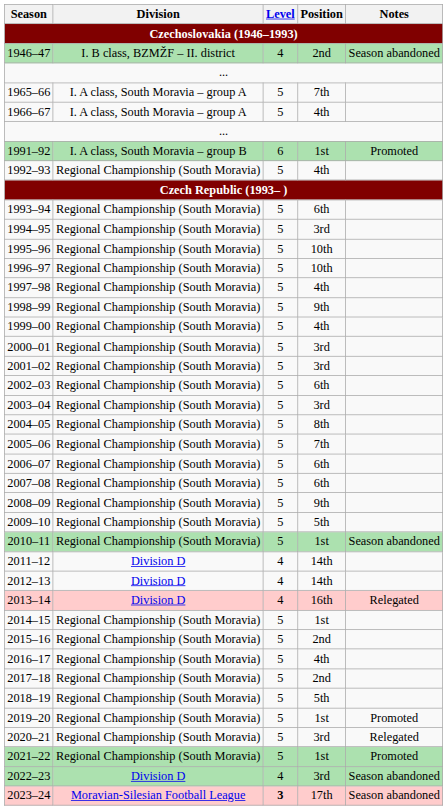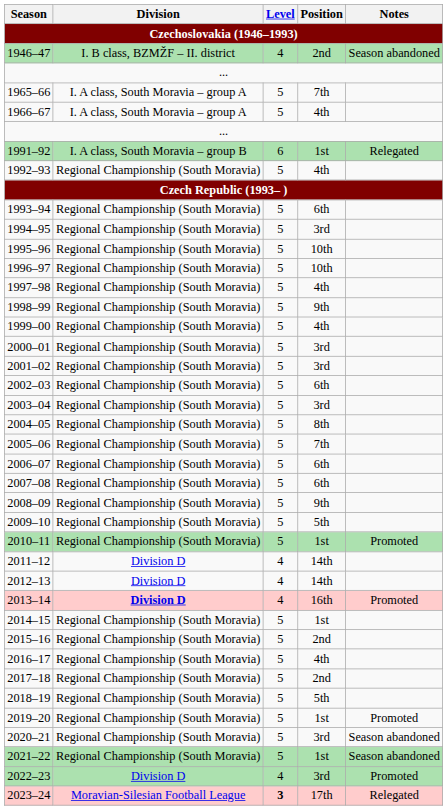(394, 151) Promoted -> (394, 151) Relegated
(394, 541) Season abandoned -> (394, 541) Promoted
(158, 600) normal -> (158, 600) bold
(394, 600) Relegated -> (394, 600) Promoted
(394, 737) Relegated -> (394, 737) Season abandoned
(394, 756) Promoted -> (394, 756) Season abandoned
(394, 776) Season abandoned -> (394, 776) Promoted
(394, 795) Season abandoned -> (394, 795) Relegated
